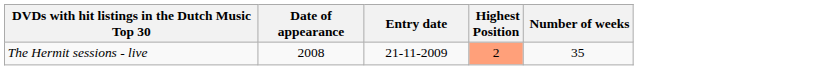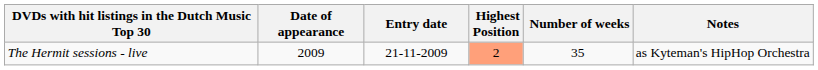+ column: (723, 23)
(311, 53) 2008 -> (311, 53) 2009
